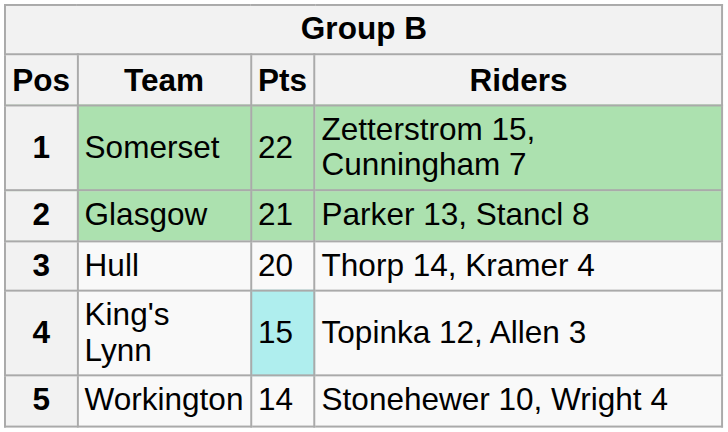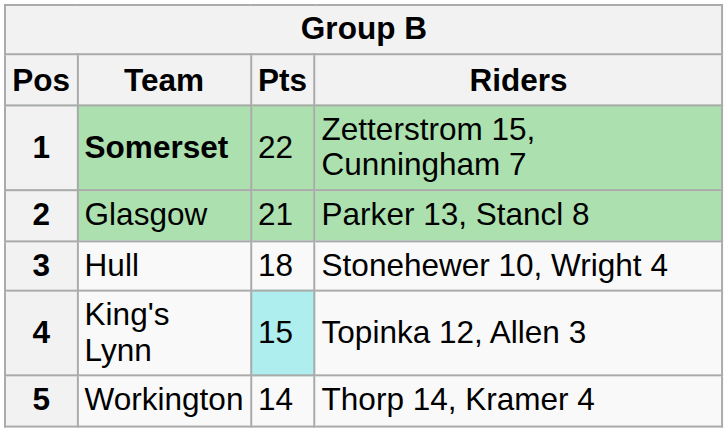(152, 147) normal -> (156, 147) bold
(276, 264) 20 -> (276, 264) 18
(458, 264) Thorp 14, Kramer 4 -> (495, 264) Stonehewer 10, Wright 4
(495, 400) Stonehewer 10, Wright 4 -> (458, 400) Thorp 14, Kramer 4
